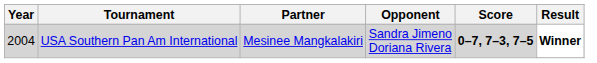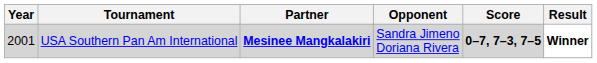(21, 41) 2004 -> (21, 41) 2001
(303, 41) normal -> (307, 41) bold
